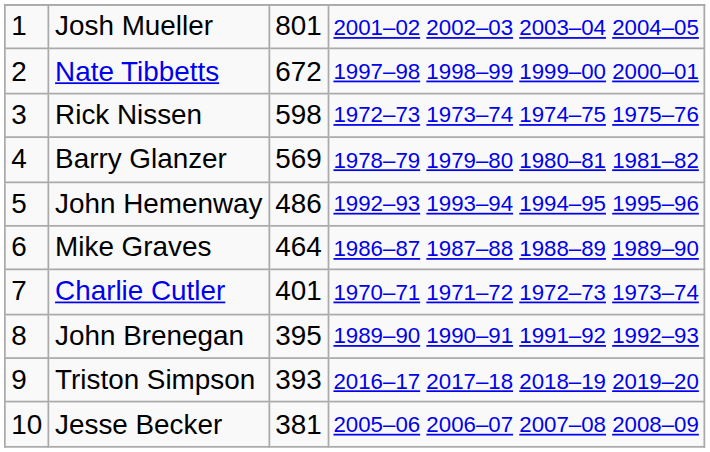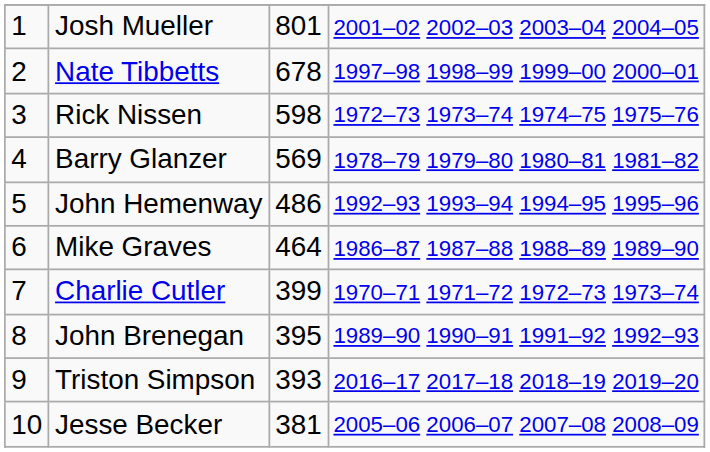(299, 70) 672 -> (299, 70) 678
(299, 291) 401 -> (299, 291) 399
